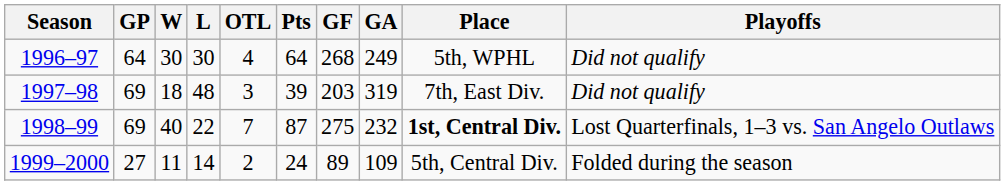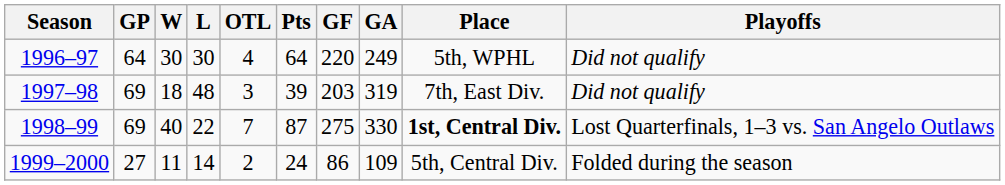(338, 57) 268 -> (338, 57) 220
(381, 127) 232 -> (381, 127) 330
(338, 162) 89 -> (338, 162) 86
